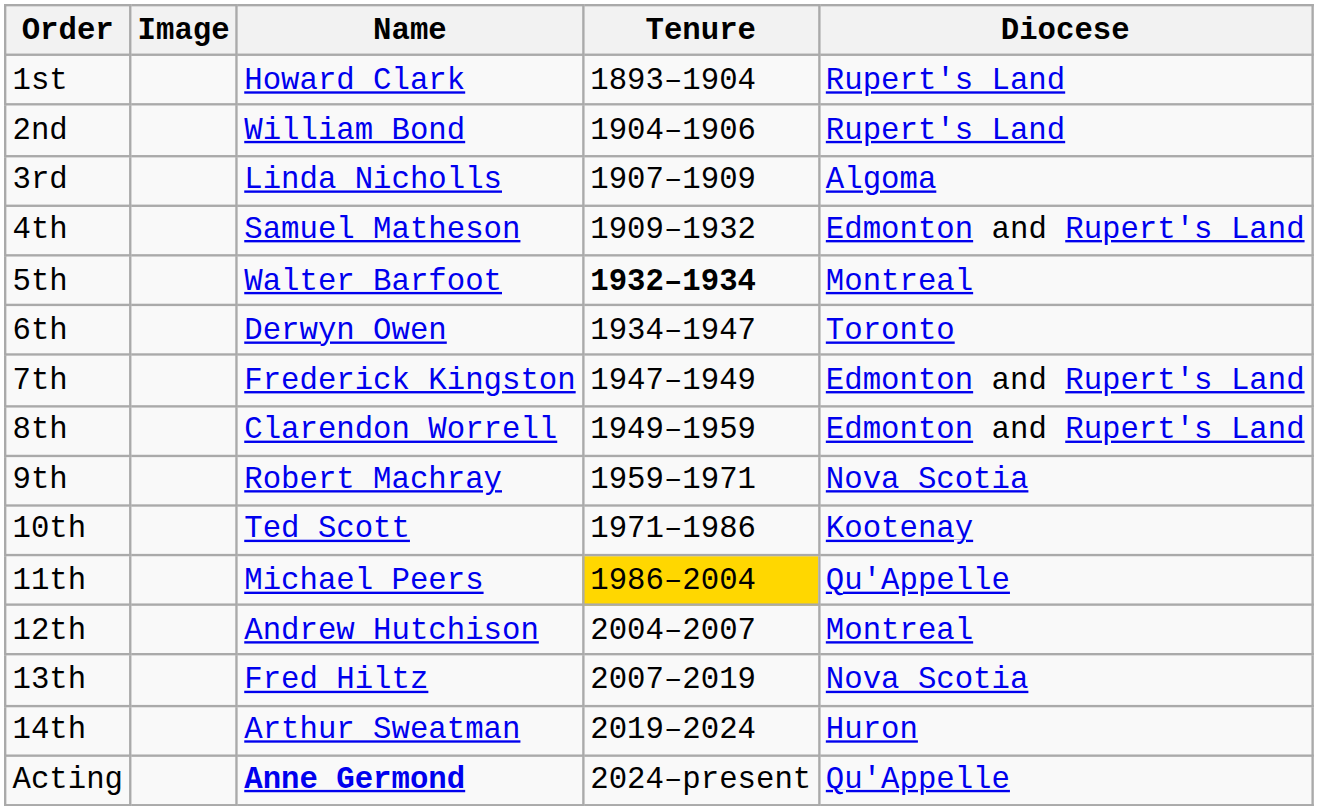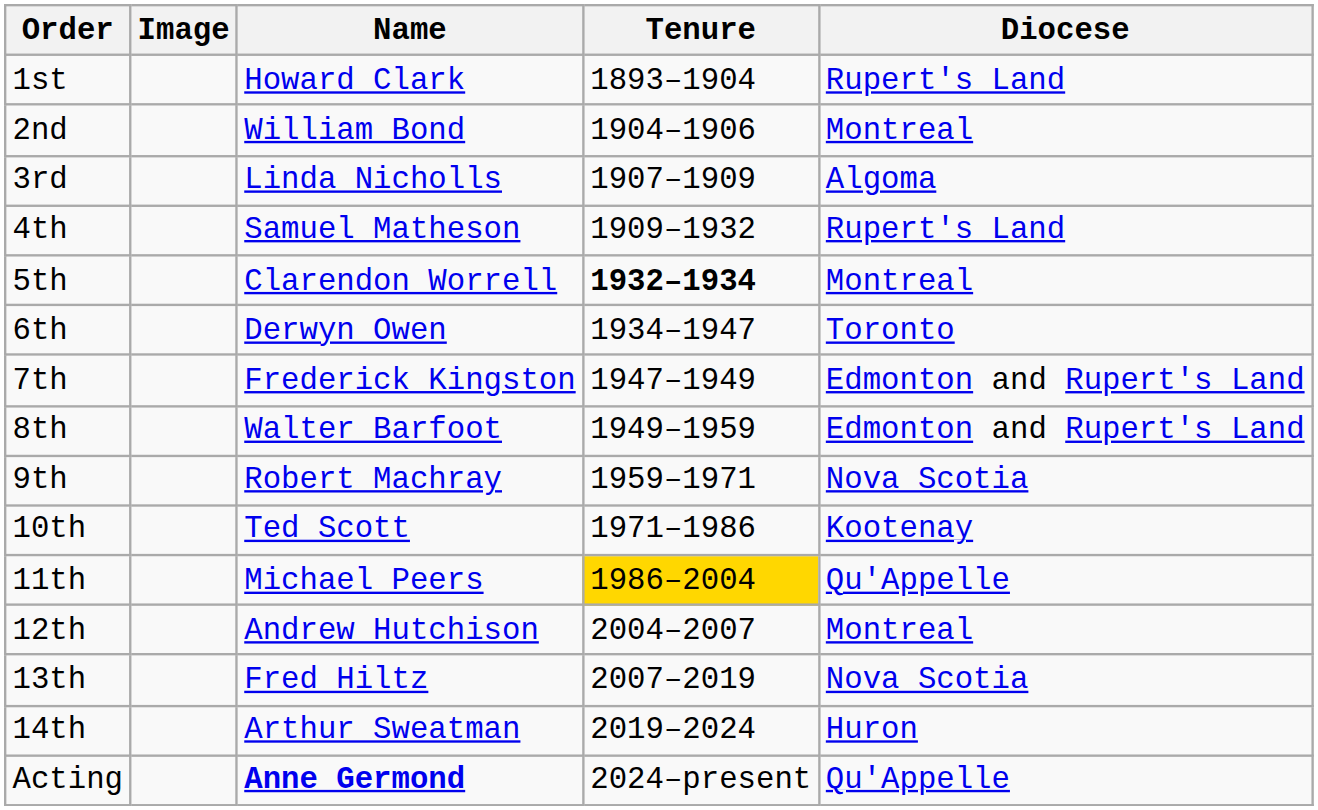(946, 130) Rupert's Land -> (899, 130) Montreal
(1065, 230) Edmonton and Rupert's Land -> (946, 230) Rupert's Land
(373, 280) Walter Barfoot -> (401, 280) Clarendon Worrell
(401, 430) Clarendon Worrell -> (373, 430) Walter Barfoot
